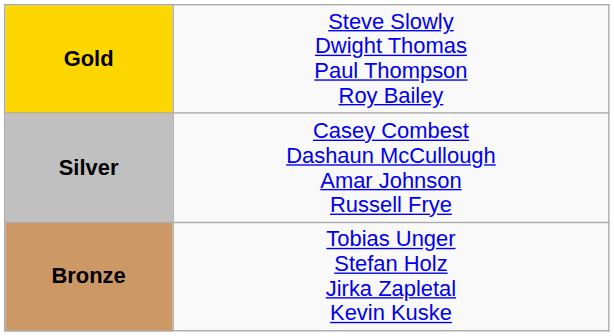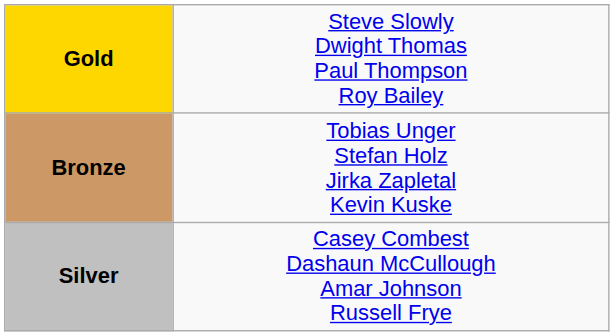rows swapped: (89, 167) <-> (89, 276)
